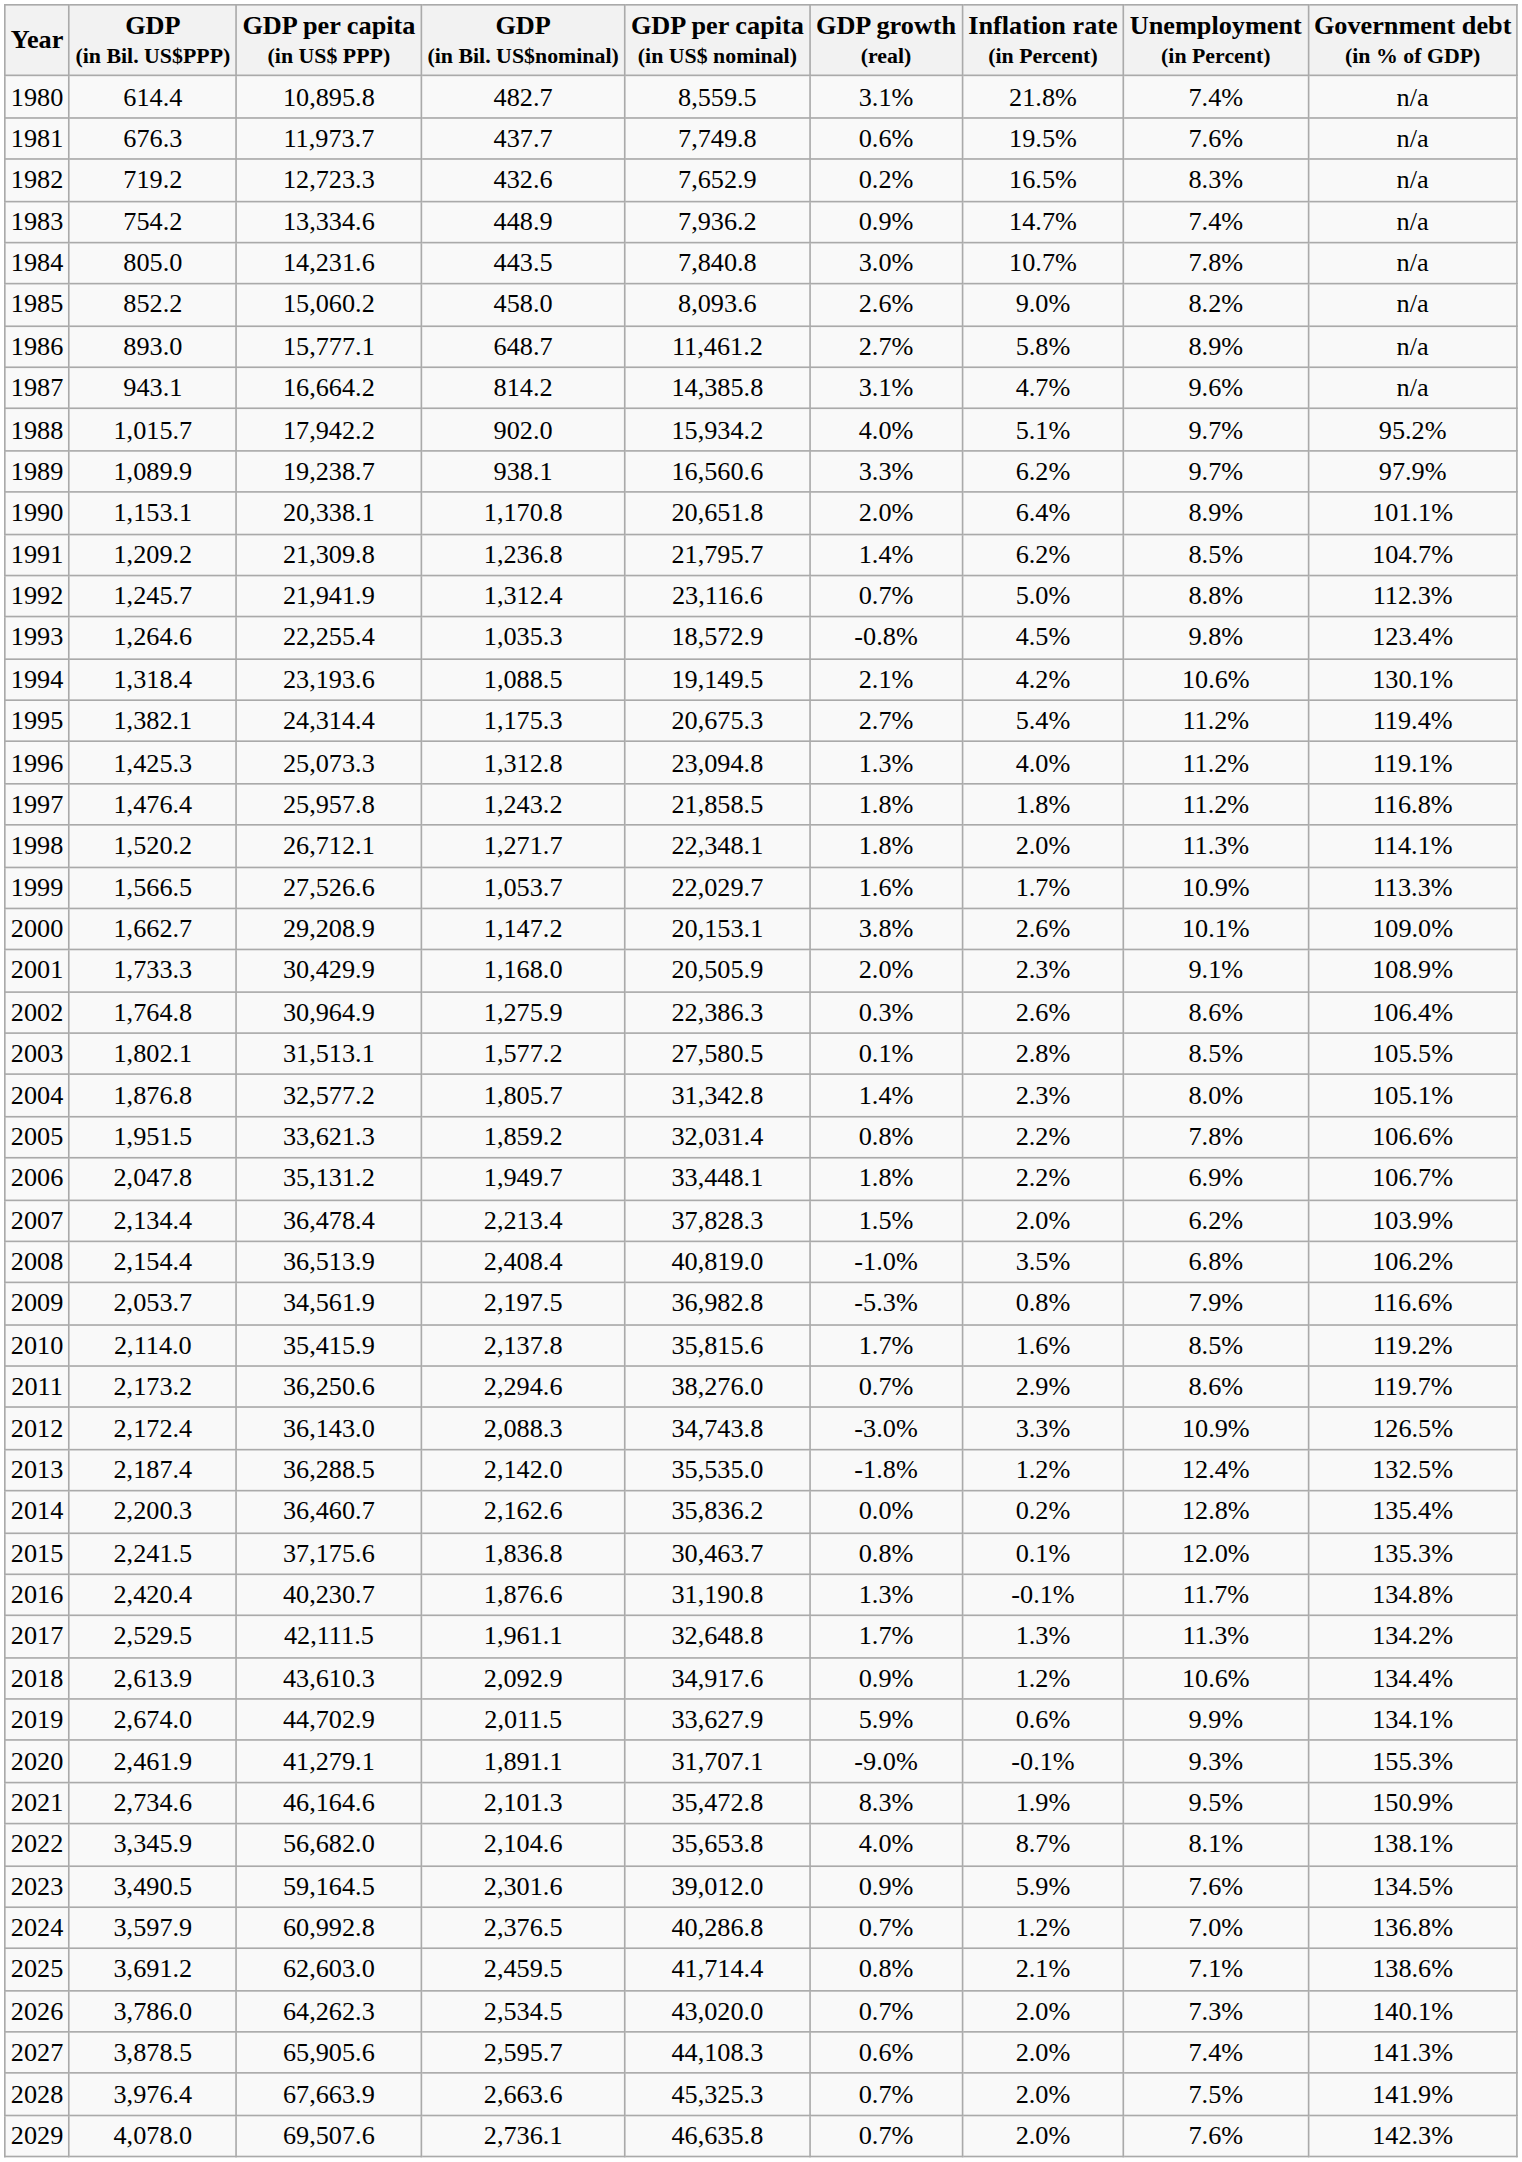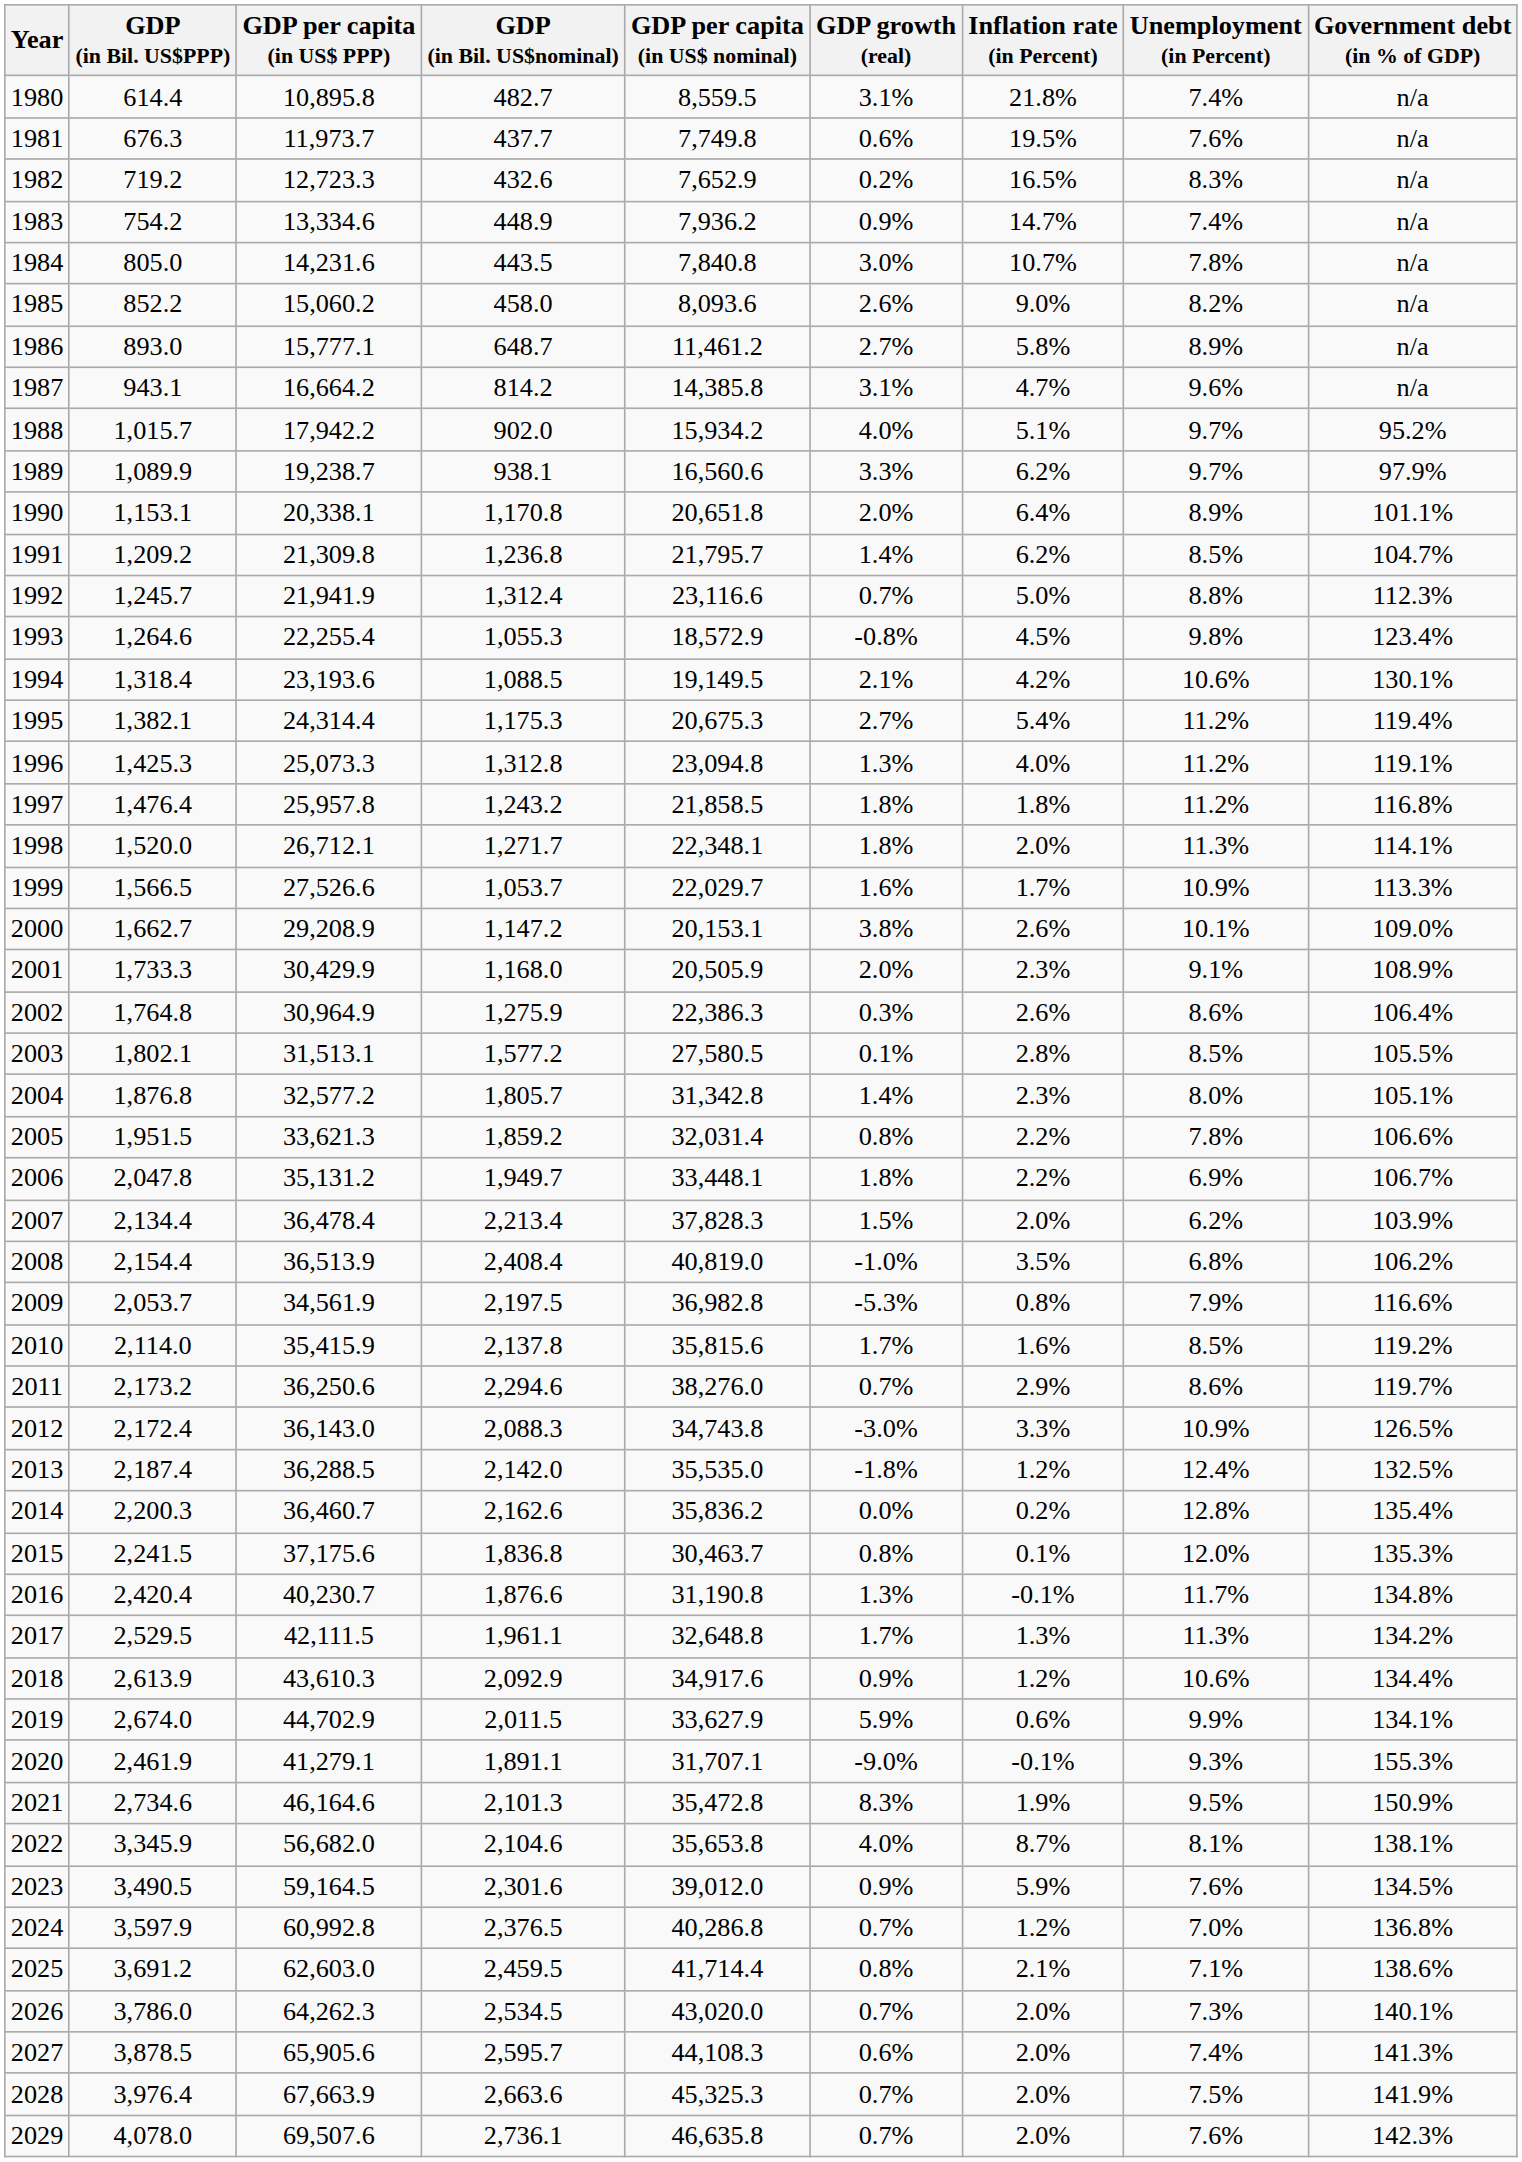(523, 637) 1,035.3 -> (523, 637) 1,055.3
(153, 845) 1,520.2 -> (153, 845) 1,520.0
